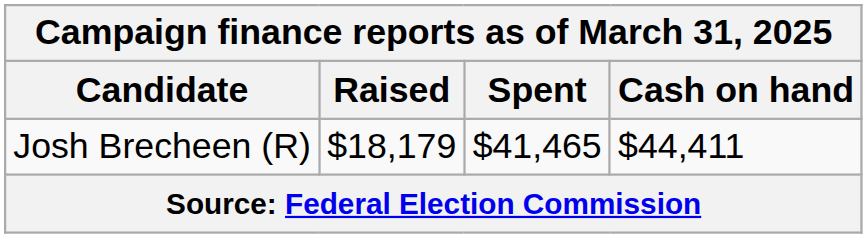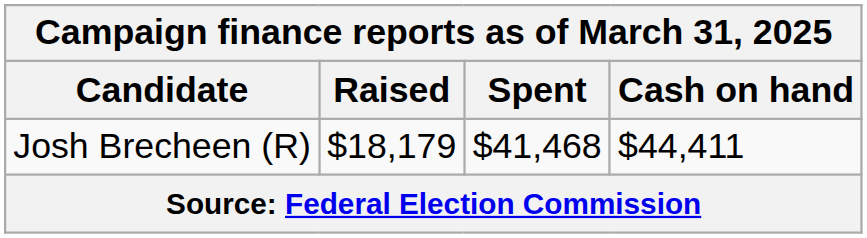(537, 145) $41,465 -> (537, 145) $41,468
